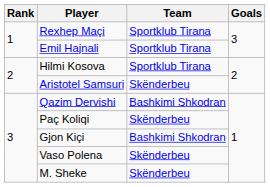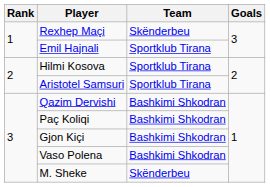(170, 31) Sportklub Tirana -> (159, 31) Skënderbeu
(159, 84) Skënderbeu -> (170, 84) Sportklub Tirana
(159, 119) Skënderbeu -> (178, 119) Bashkimi Shkodran
(159, 155) Skënderbeu -> (178, 155) Bashkimi Shkodran
